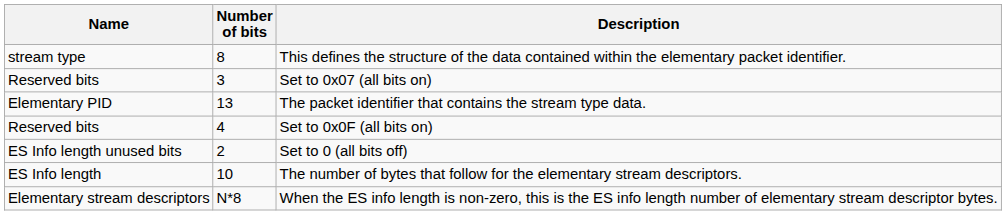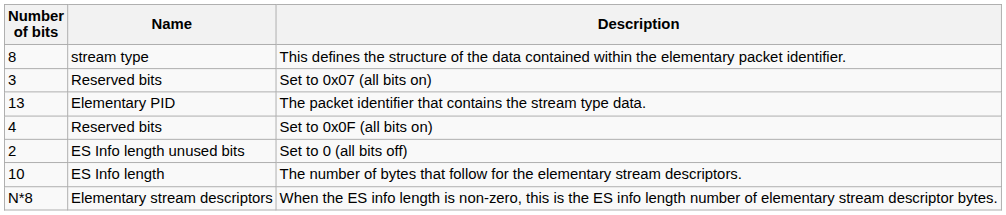columns swapped: (109, 24) <-> (245, 24)
